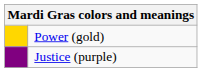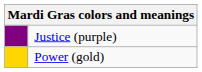rows swapped: (74, 57) <-> (68, 36)
